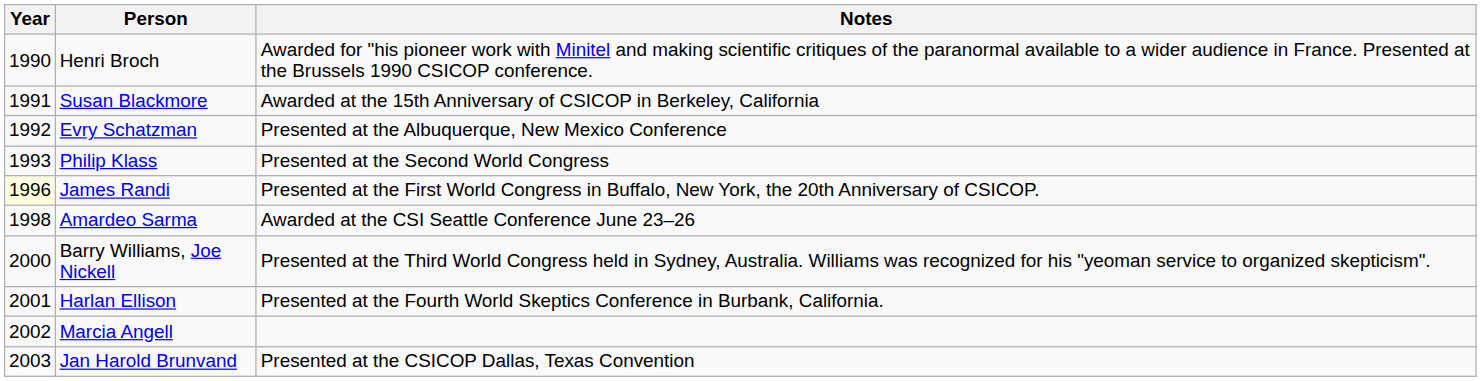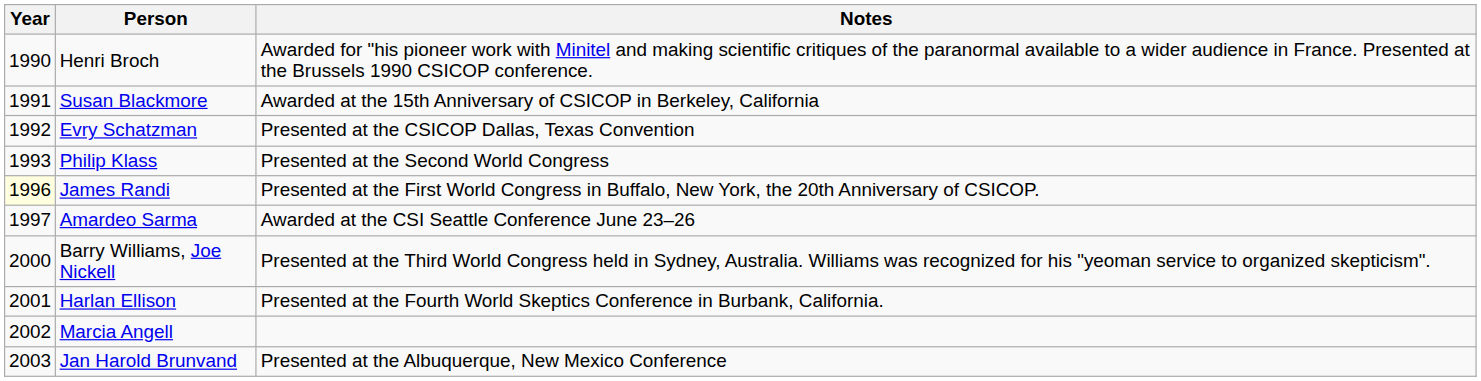(494, 130) Presented at the Albuquerque, New Mexico Conference -> (478, 130) Presented at the CSICOP Dallas, Texas Convention
(30, 220) 1998 -> (30, 220) 1997
(478, 361) Presented at the CSICOP Dallas, Texas Convention -> (494, 361) Presented at the Albuquerque, New Mexico Conference
